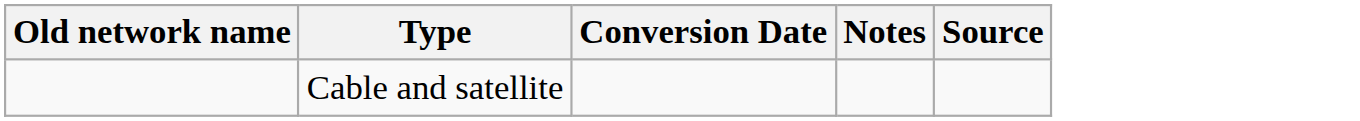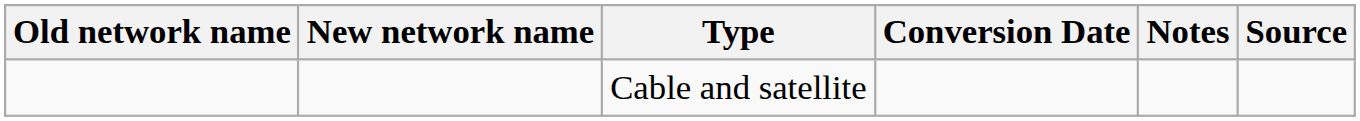+ column: (451, 32)
